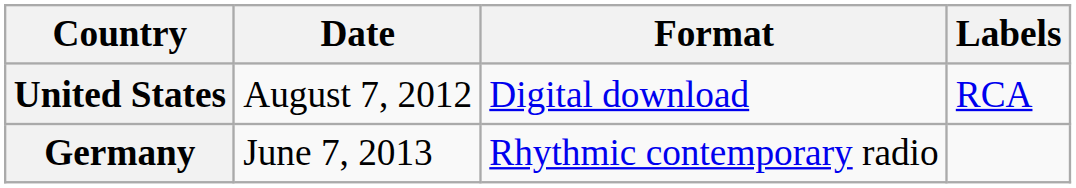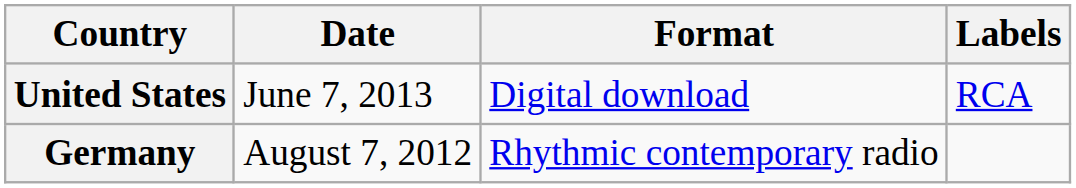(358, 93) August 7, 2012 -> (338, 93) June 7, 2013
(338, 152) June 7, 2013 -> (358, 152) August 7, 2012
